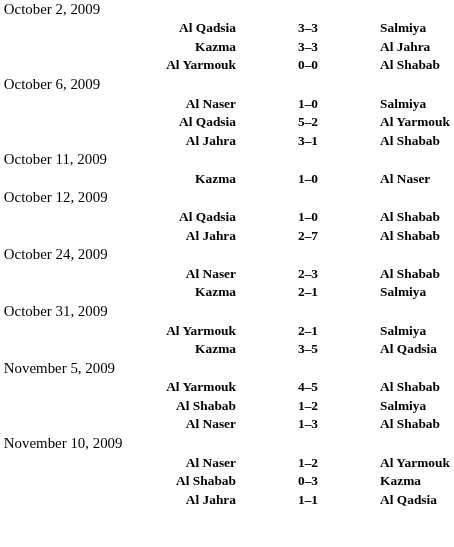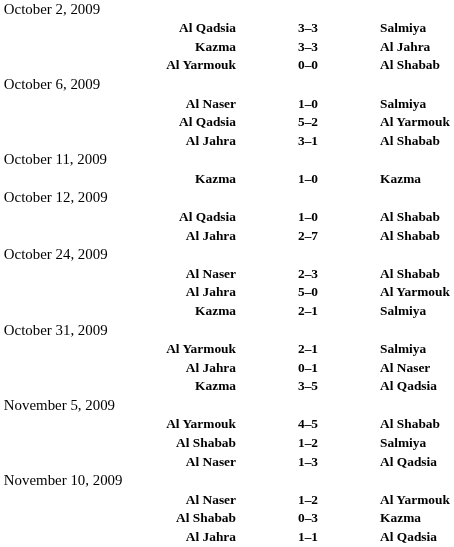(405, 178) Al Naser -> (401, 178) Kazma
+ row: (211, 292)
+ row: (211, 367)
(410, 424) Al Shabab -> (409, 461) Al Qadsia
